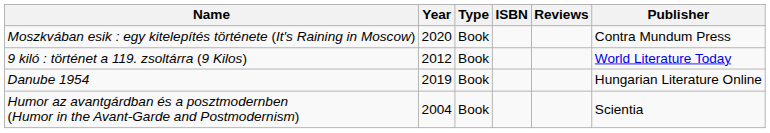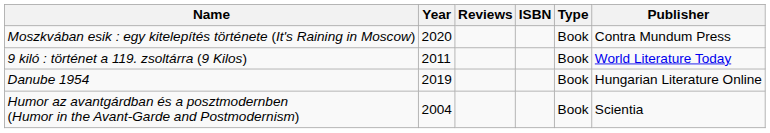columns swapped: (474, 15) <-> (561, 15)
(437, 58) 2012 -> (436, 58) 2011
